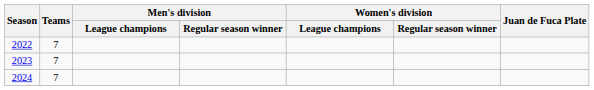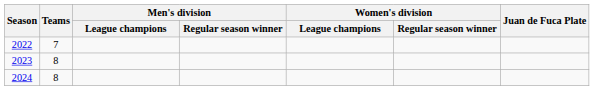(56, 61) 7 -> (56, 61) 8
(56, 77) 7 -> (56, 77) 8
